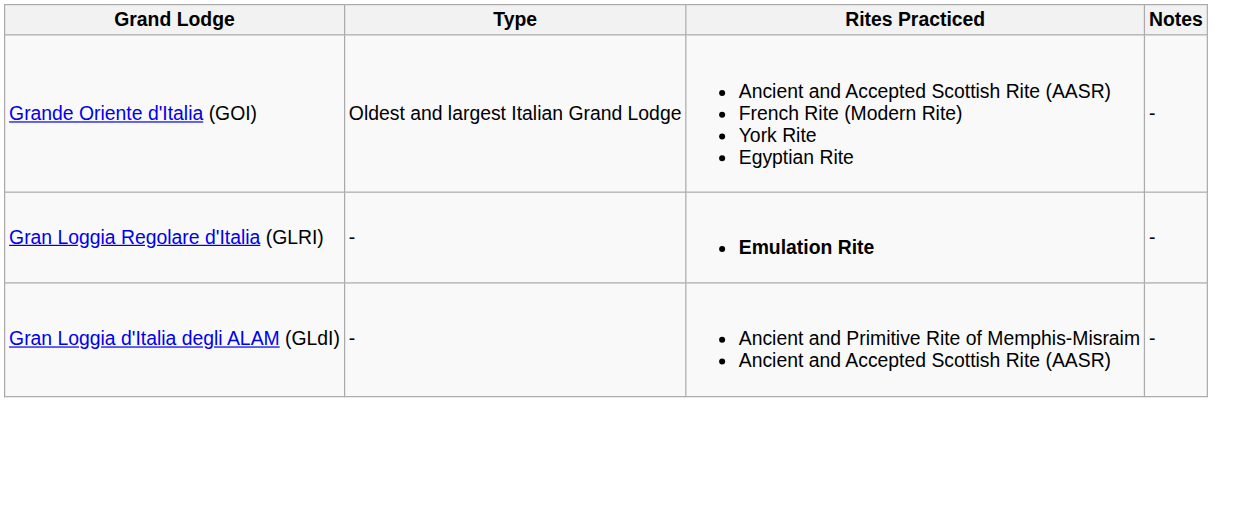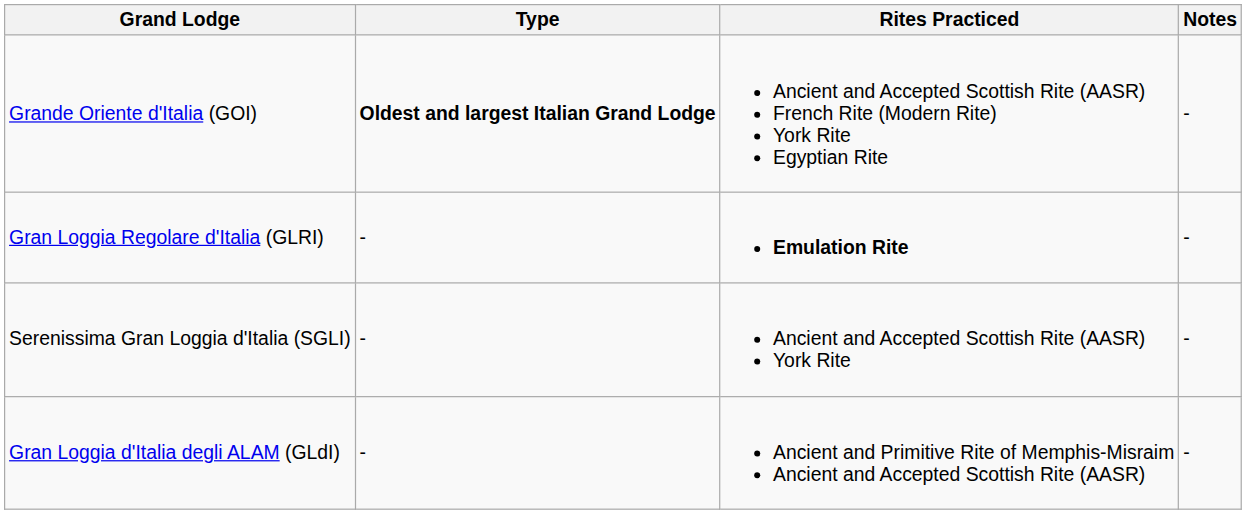(515, 113) normal -> (538, 113) bold
+ row: (180, 339)
